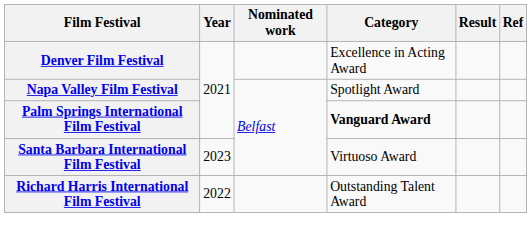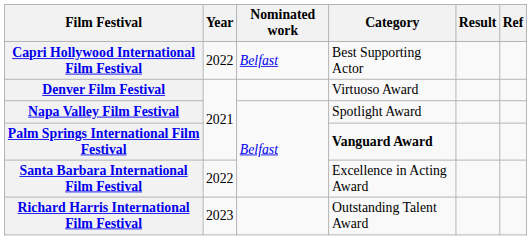+ row: (104, 60)
(387, 60) Excellence in Acting Award -> (375, 90) Virtuoso Award
(217, 156) 2023 -> (220, 178) 2022
(373, 156) Virtuoso Award -> (389, 178) Excellence in Acting Award
(217, 194) 2022 -> (220, 216) 2023
